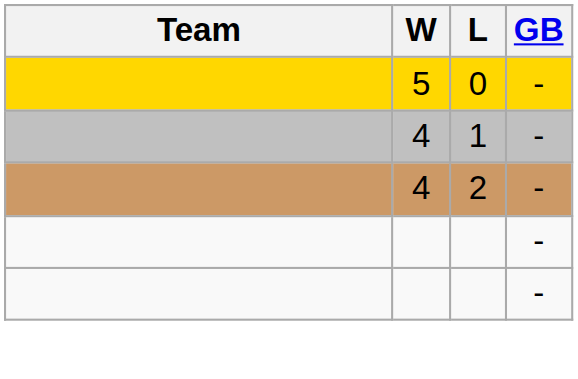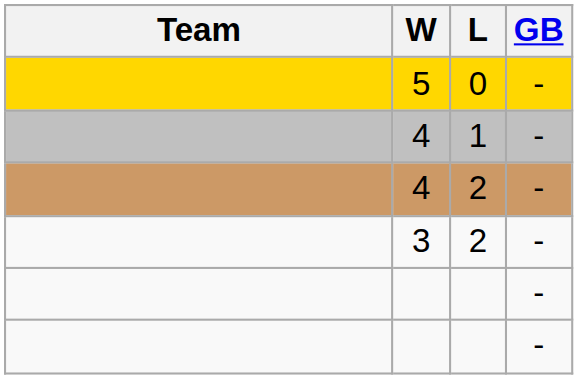+ row: (421, 240)
